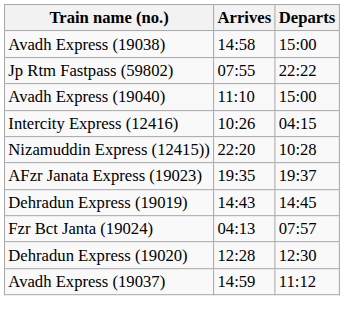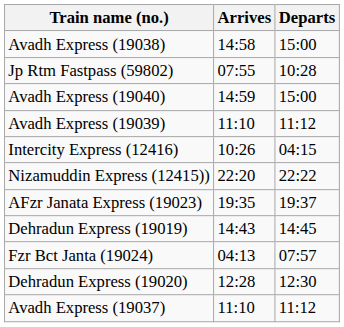(298, 70) 22:22 -> (298, 70) 10:28
(236, 96) 11:10 -> (236, 96) 14:59
+ row: (87, 123)
(298, 149) 10:28 -> (298, 176) 22:22
(236, 281) 14:59 -> (236, 307) 11:10
